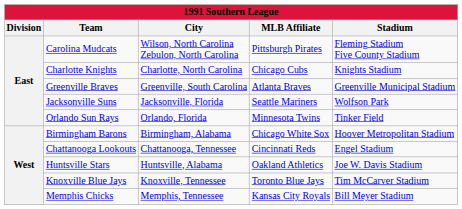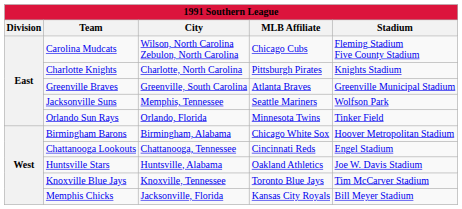(287, 49) Pittsburgh Pirates -> (280, 49) Chicago Cubs
(280, 70) Chicago Cubs -> (287, 70) Pittsburgh Pirates
(182, 102) Jacksonville, Florida -> (182, 102) Memphis, Tennessee
(182, 196) Memphis, Tennessee -> (182, 196) Jacksonville, Florida
